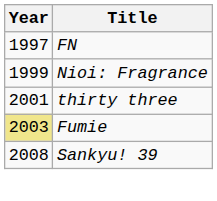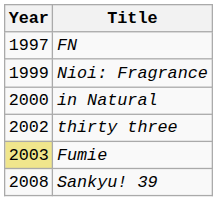+ row: (107, 100)
(29, 100) 2001 -> (29, 128) 2002
